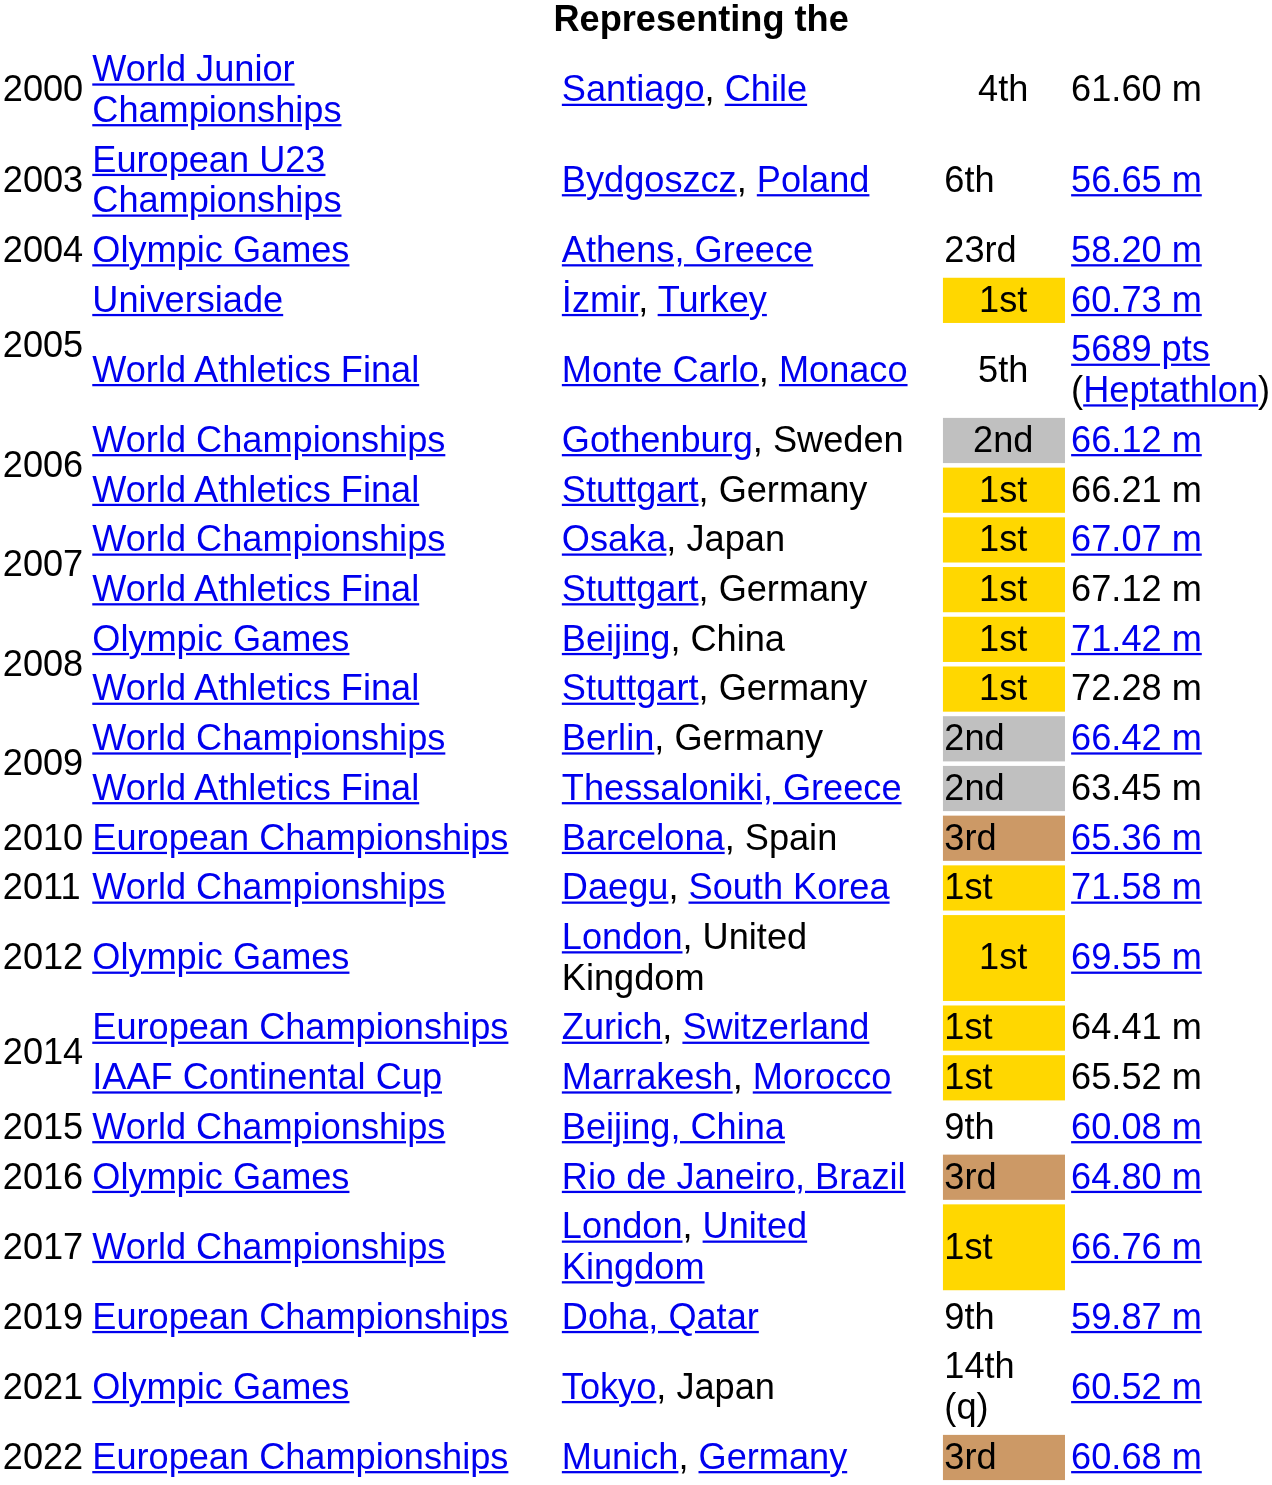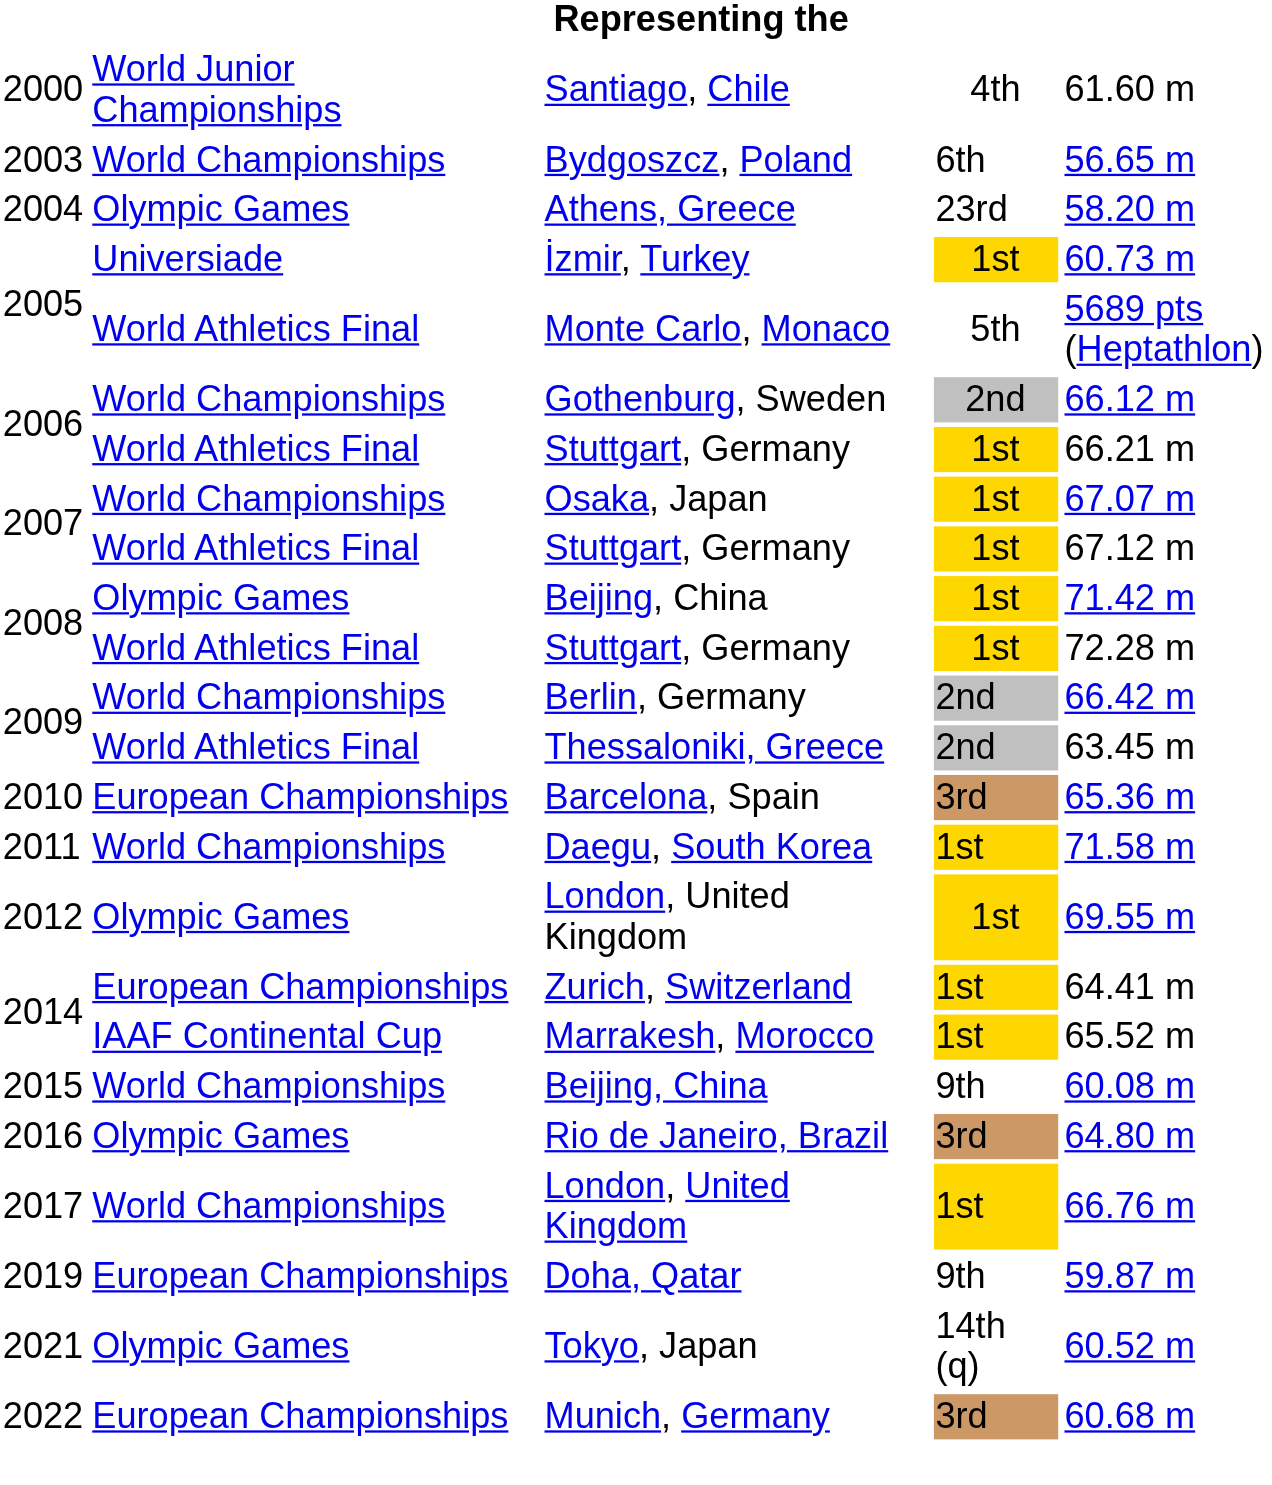(217, 179) European U23 Championships -> (269, 159) World Championships
